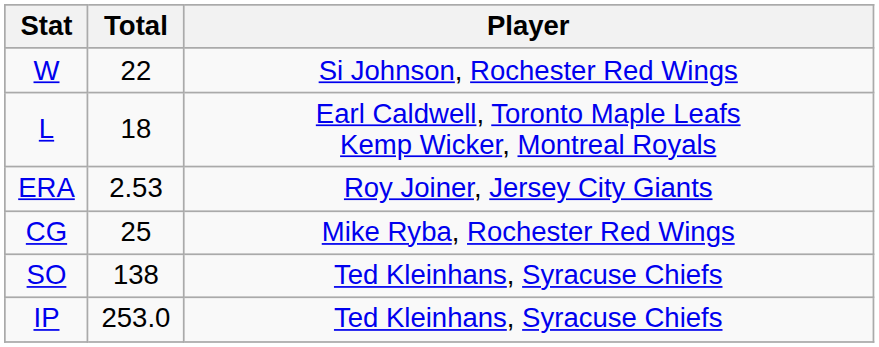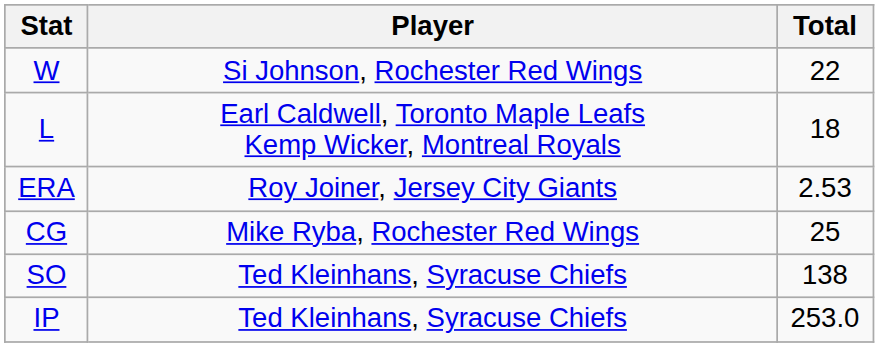columns swapped: (528, 26) <-> (136, 26)
